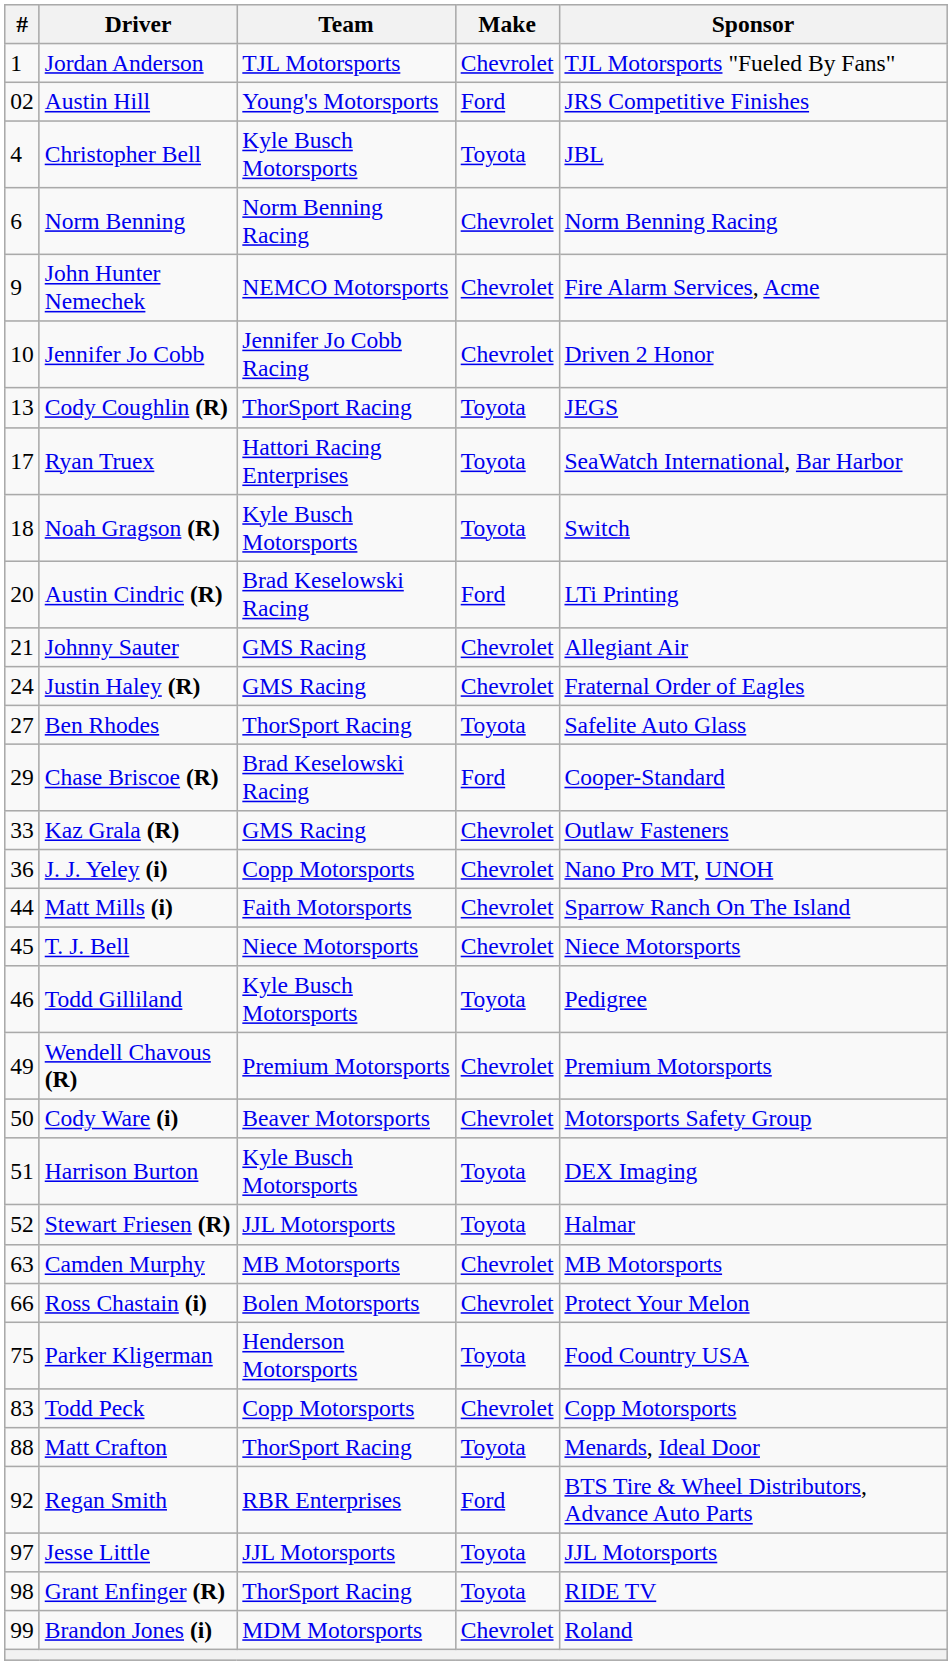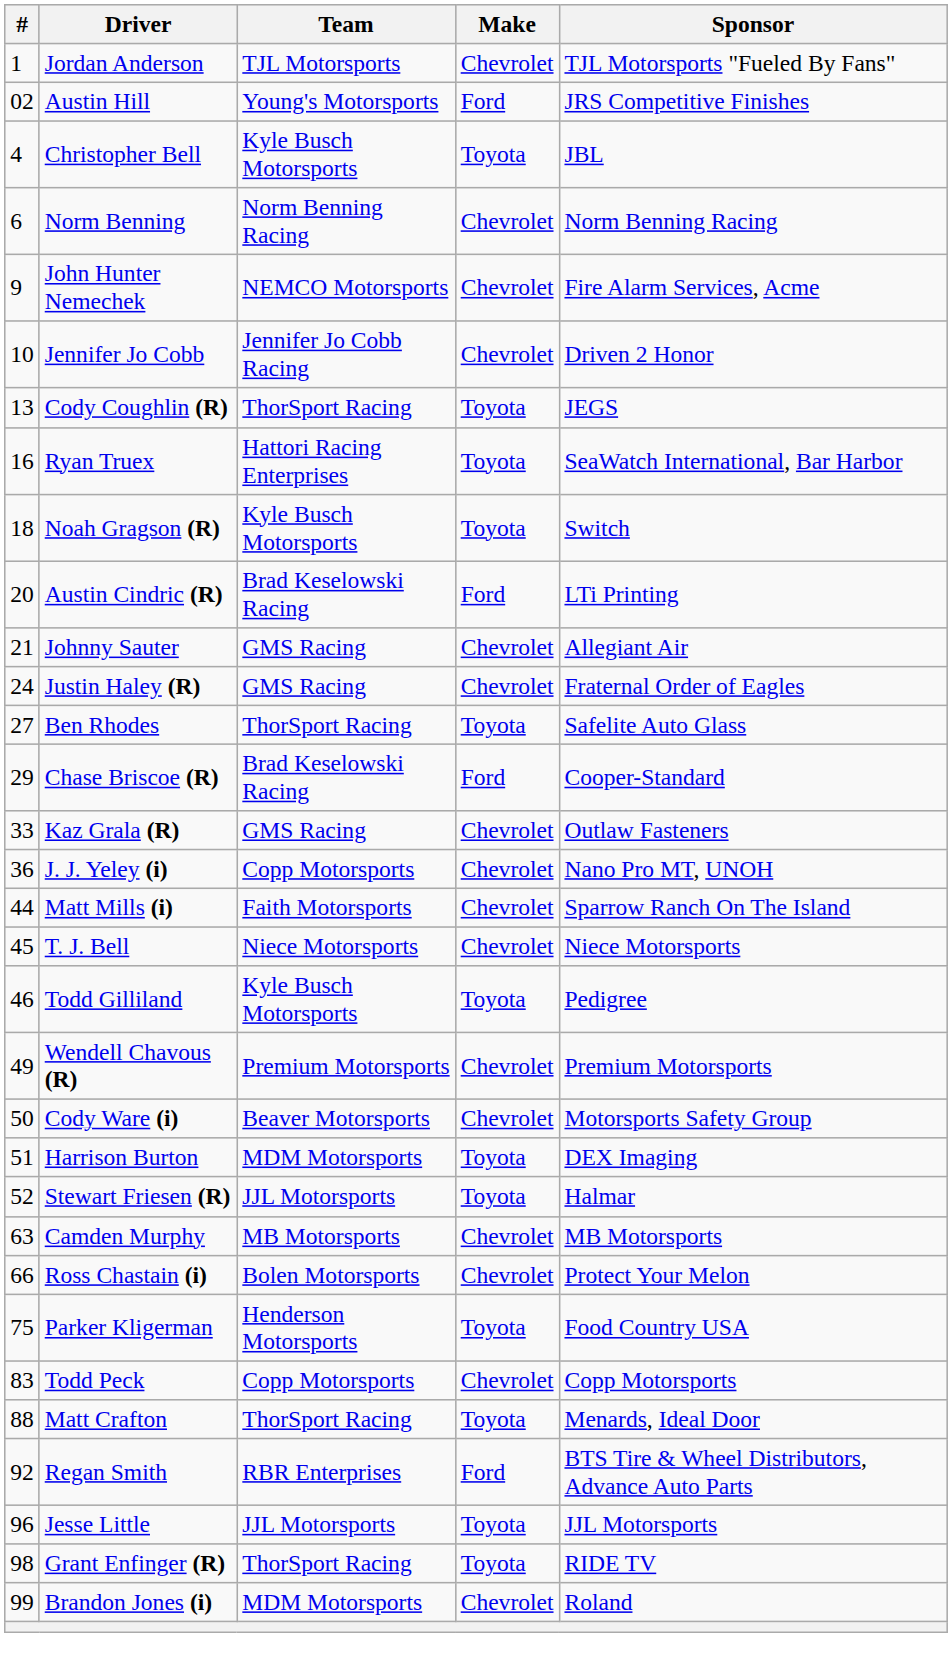(22, 460) 17 -> (22, 460) 16
(300, 1171) Kyle Busch Motorsports -> (332, 1157) MDM Motorsports
(22, 1552) 97 -> (22, 1524) 96
